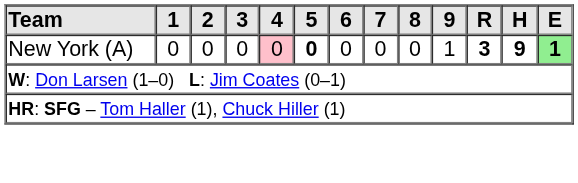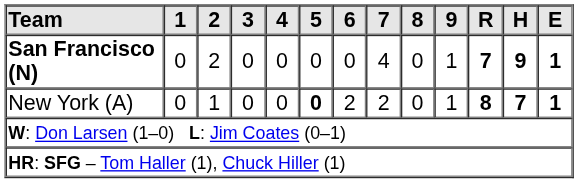+ row: (82, 61)
(208, 49) 0 -> (214, 102) 1
(277, 49) pink background -> (282, 102) no background
(346, 49) 0 -> (350, 102) 2
(380, 49) 0 -> (384, 102) 2
(484, 49) 3 -> (486, 102) 8
(520, 49) 9 -> (520, 102) 7
(555, 49) lightgreen background -> (555, 102) no background
